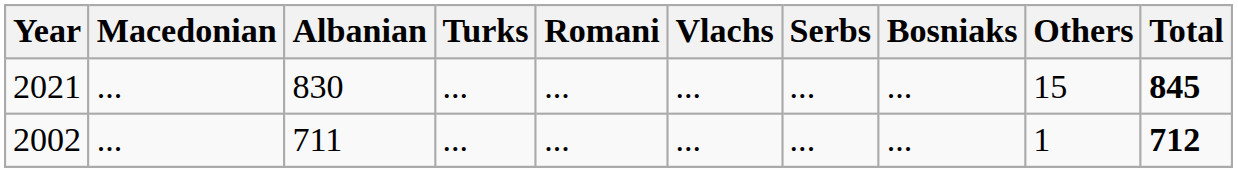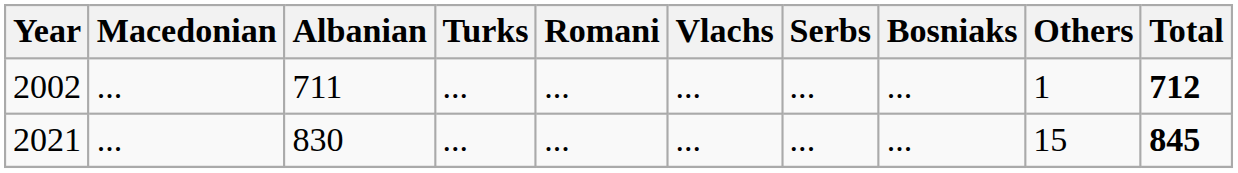rows swapped: (47, 139) <-> (47, 85)
